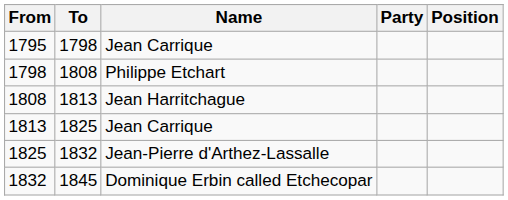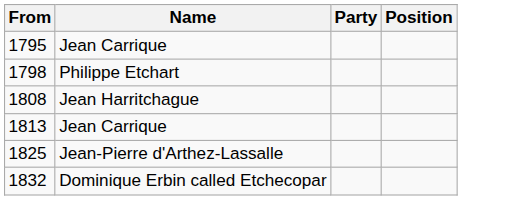- column: (78, 18)
